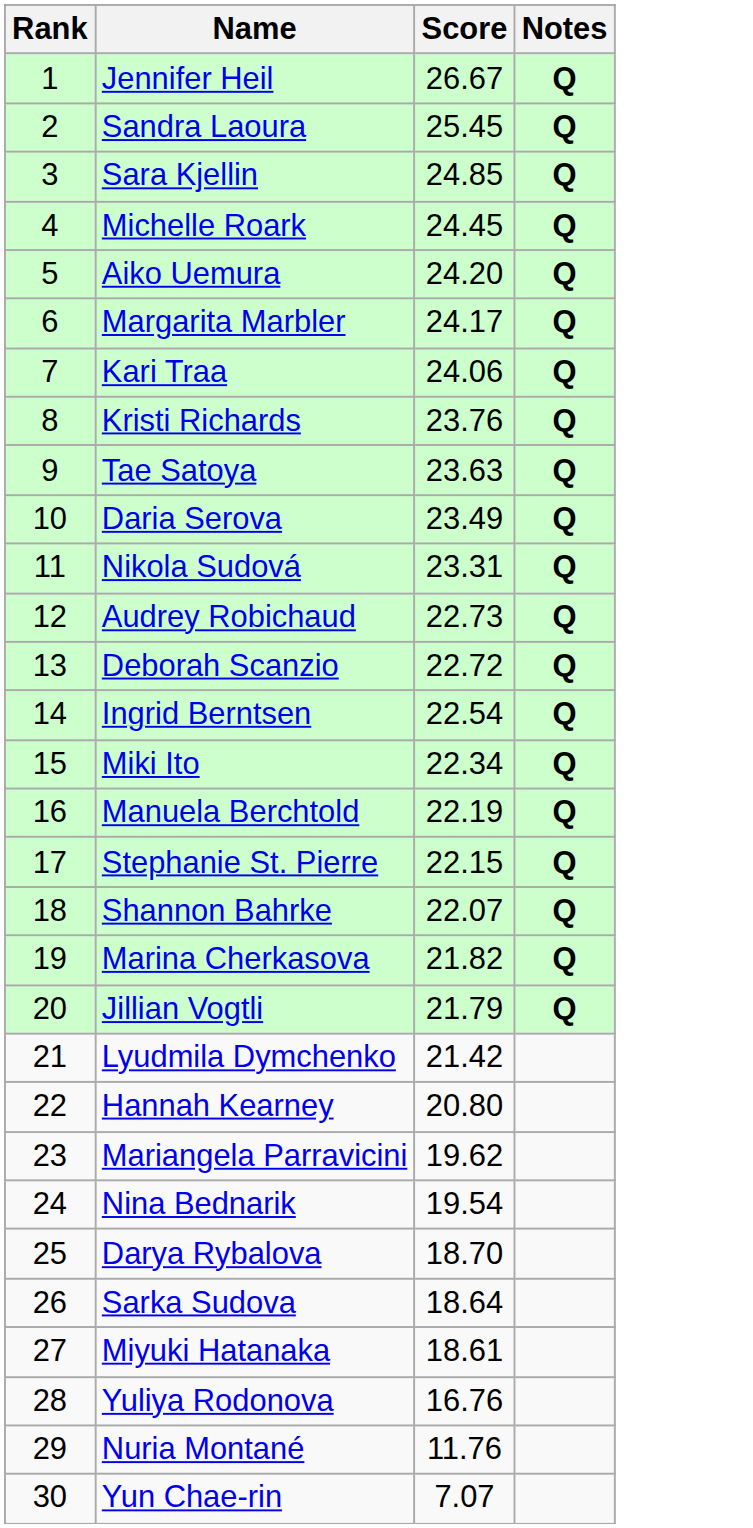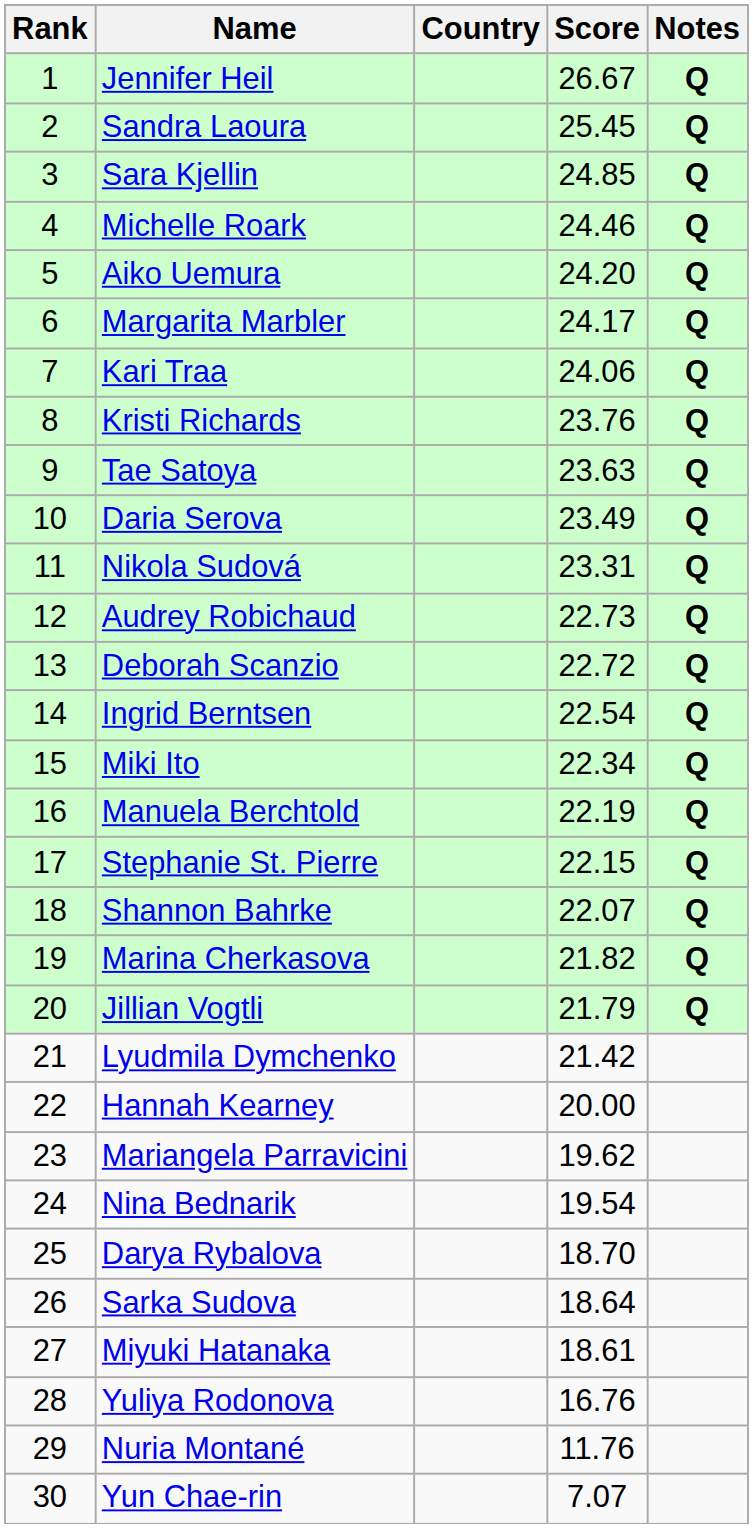+ column: (481, 28)
(464, 224) 24.45 -> (597, 224) 24.46
(464, 1106) 20.80 -> (597, 1106) 20.00
